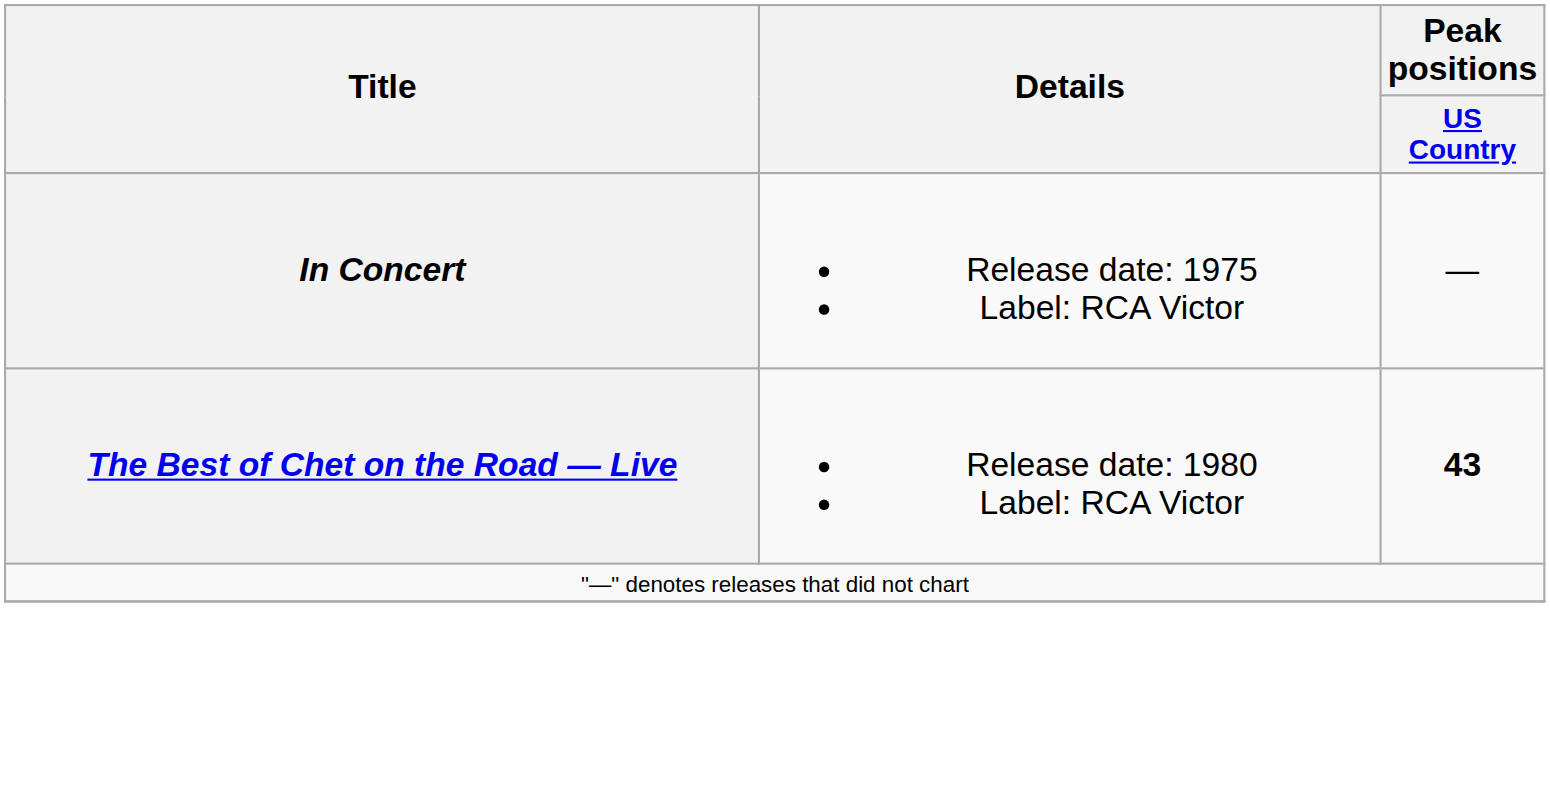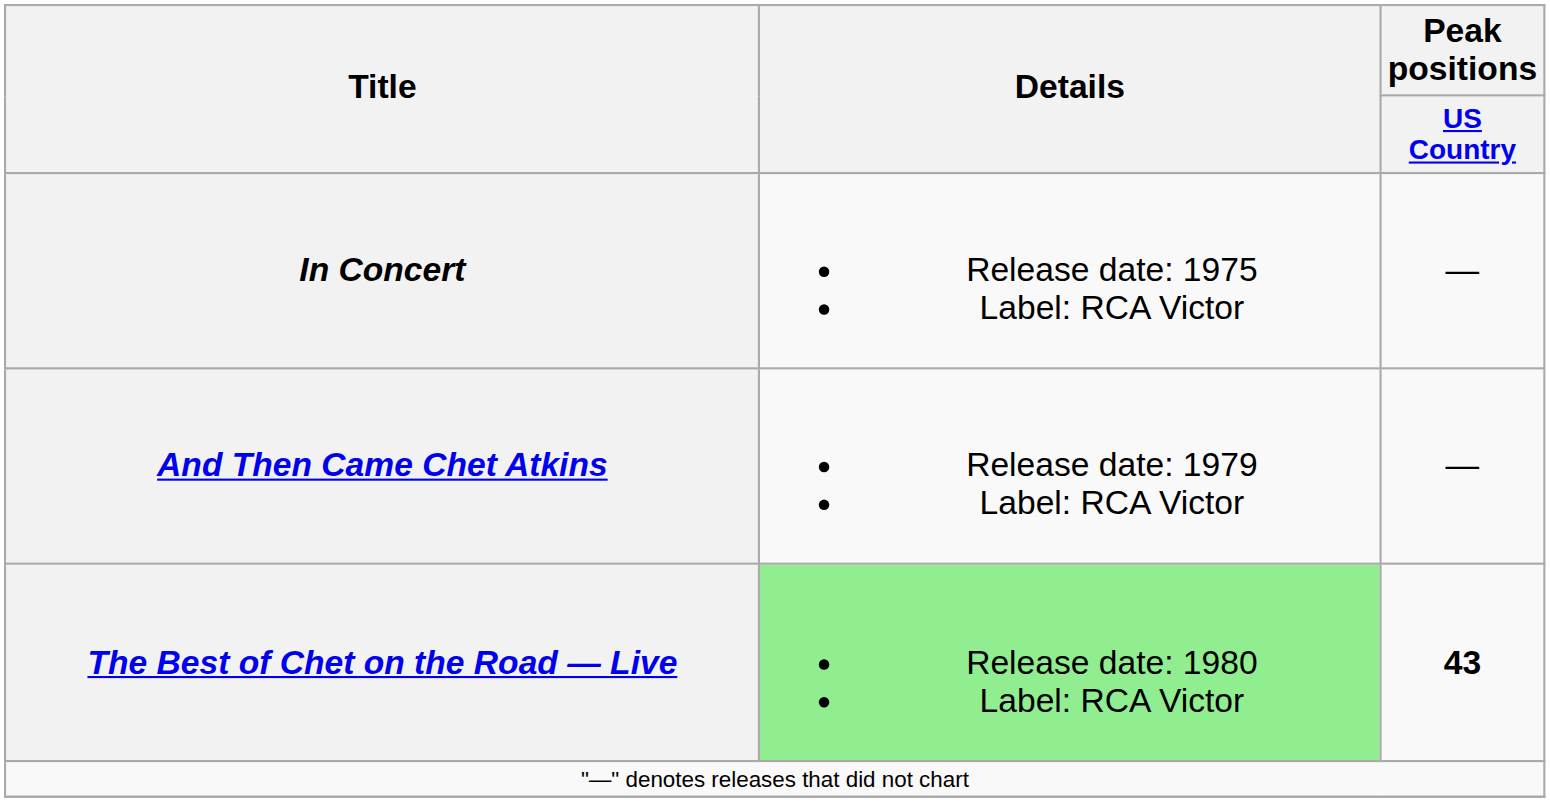+ row: (382, 465)
(1070, 485) no background -> (1070, 682) lightgreen background
